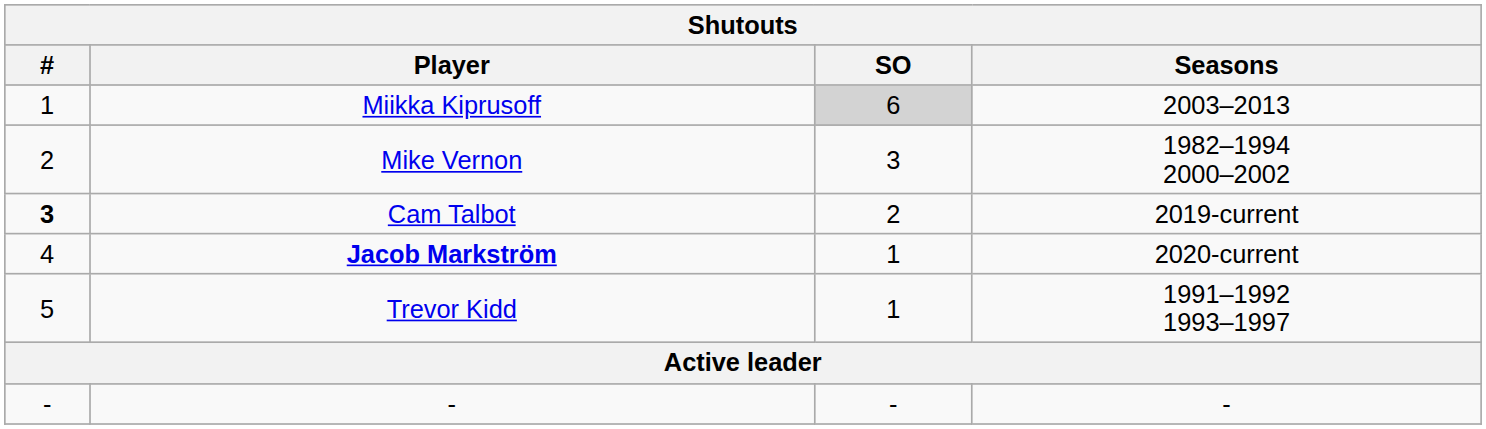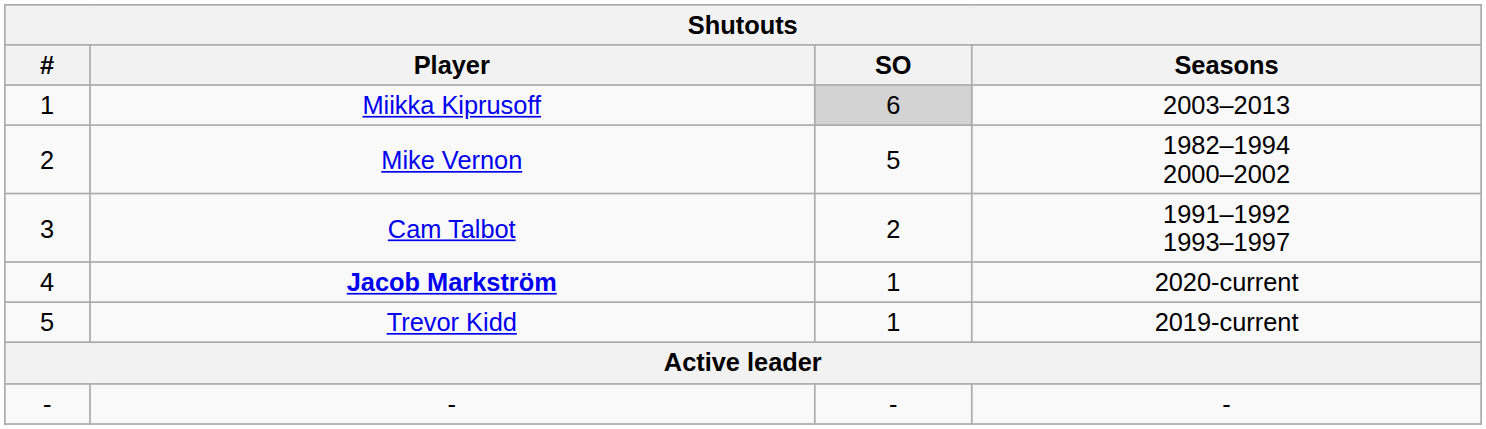(893, 160) 3 -> (893, 160) 5
(47, 214) bold -> (47, 228) normal
(1227, 214) 2019-current -> (1227, 228) 1991–1992 1993–1997
(1227, 309) 1991–1992 1993–1997 -> (1227, 323) 2019-current
